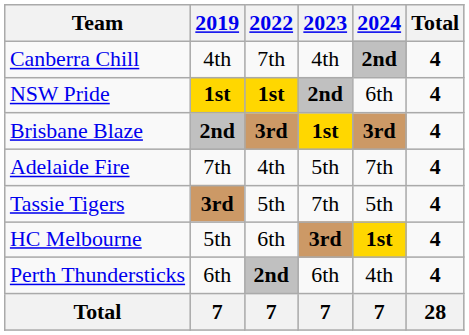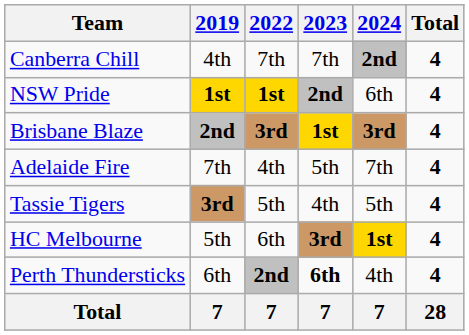(325, 59) 4th -> (325, 59) 7th
(325, 203) 7th -> (325, 203) 4th
(325, 275) normal -> (325, 275) bold
